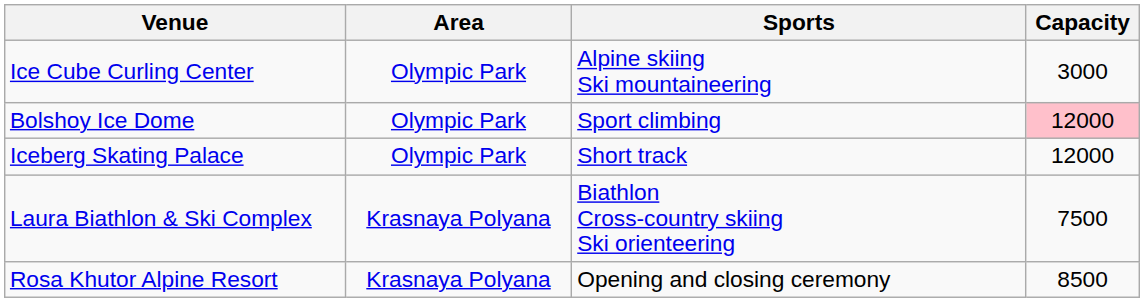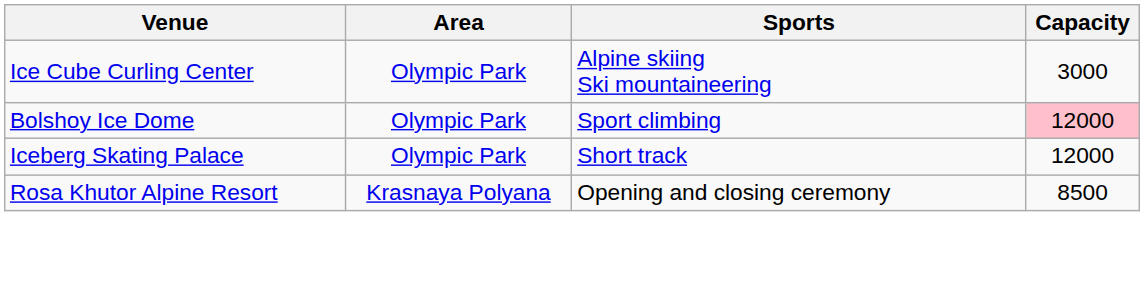- row: (161, 217)
